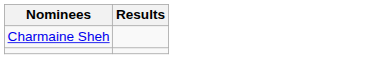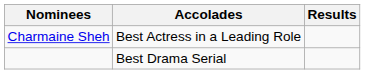+ column: (208, 15)
